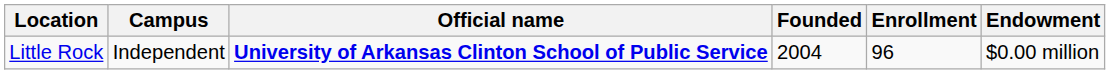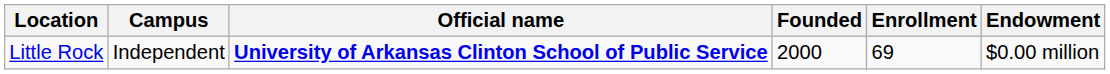(799, 52) 2004 -> (799, 52) 2000
(883, 52) 96 -> (883, 52) 69
